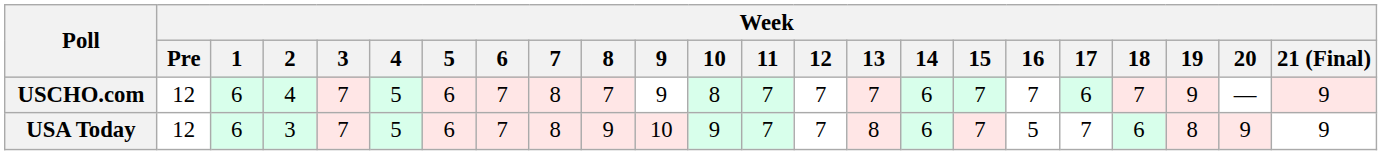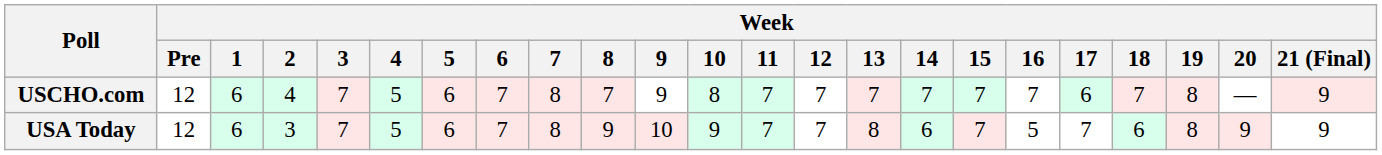(927, 94) 6 -> (927, 94) 7
(1192, 94) 9 -> (1192, 94) 8
